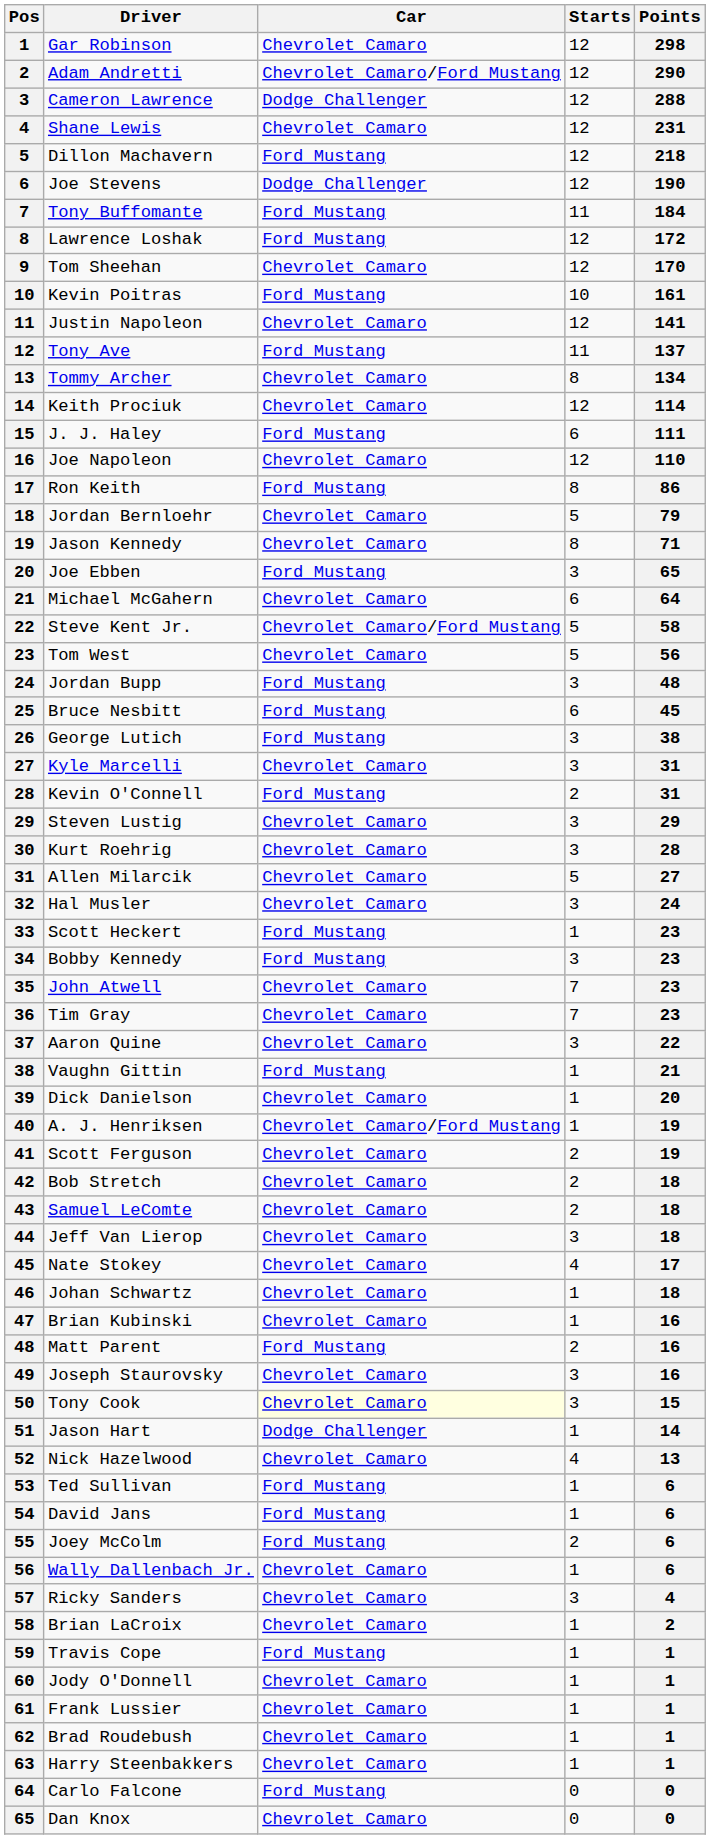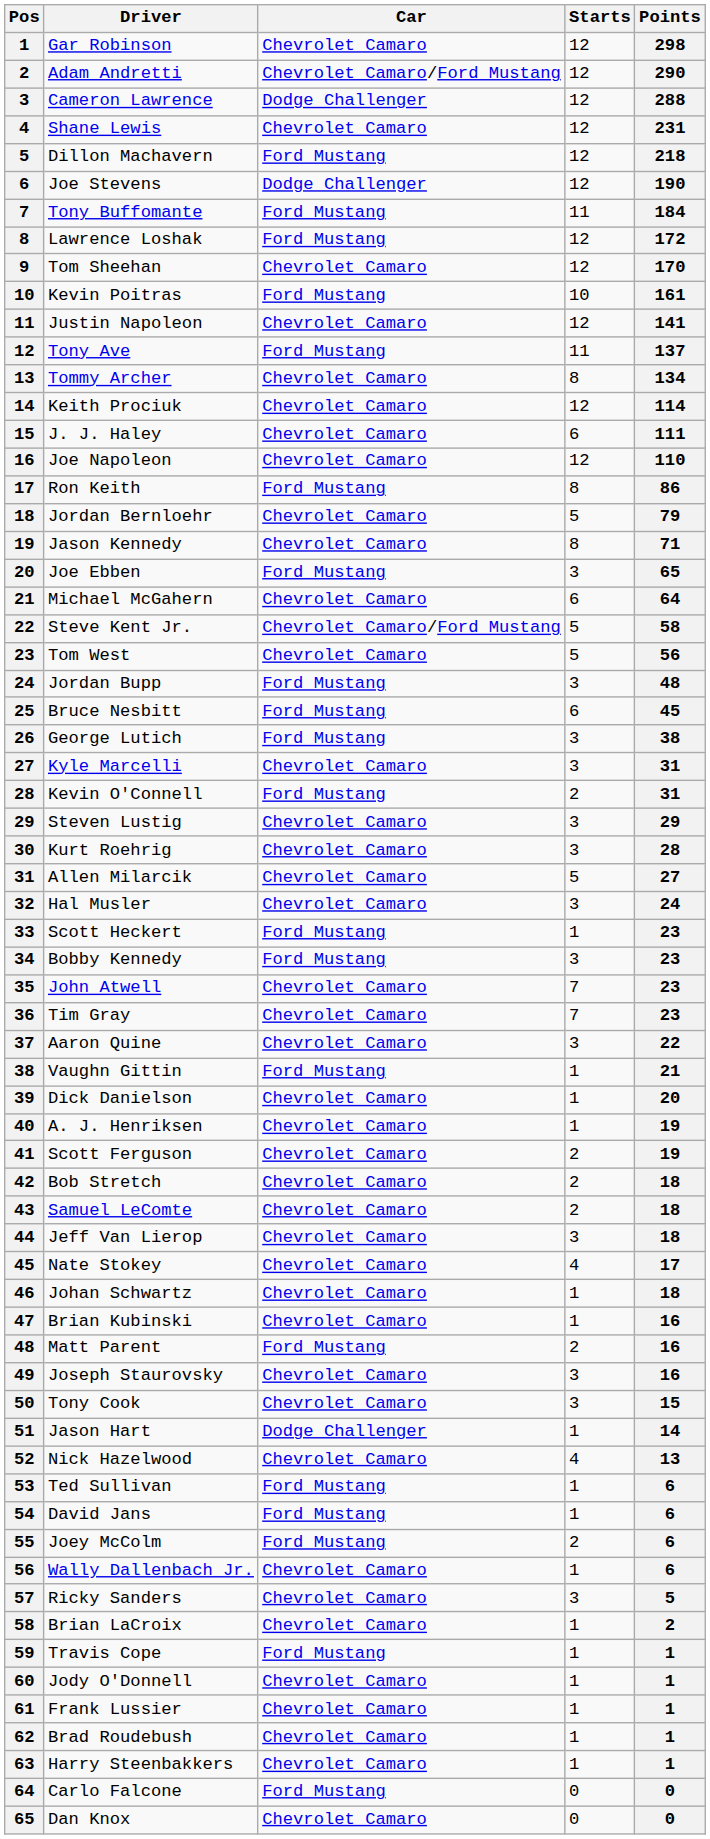(324, 435) Ford Mustang -> (345, 435) Chevrolet Camaro
(411, 1127) Chevrolet Camaro/Ford Mustang -> (345, 1127) Chevrolet Camaro
(345, 1405) lightyellow background -> (345, 1405) no background
(670, 1599) 4 -> (670, 1599) 5
